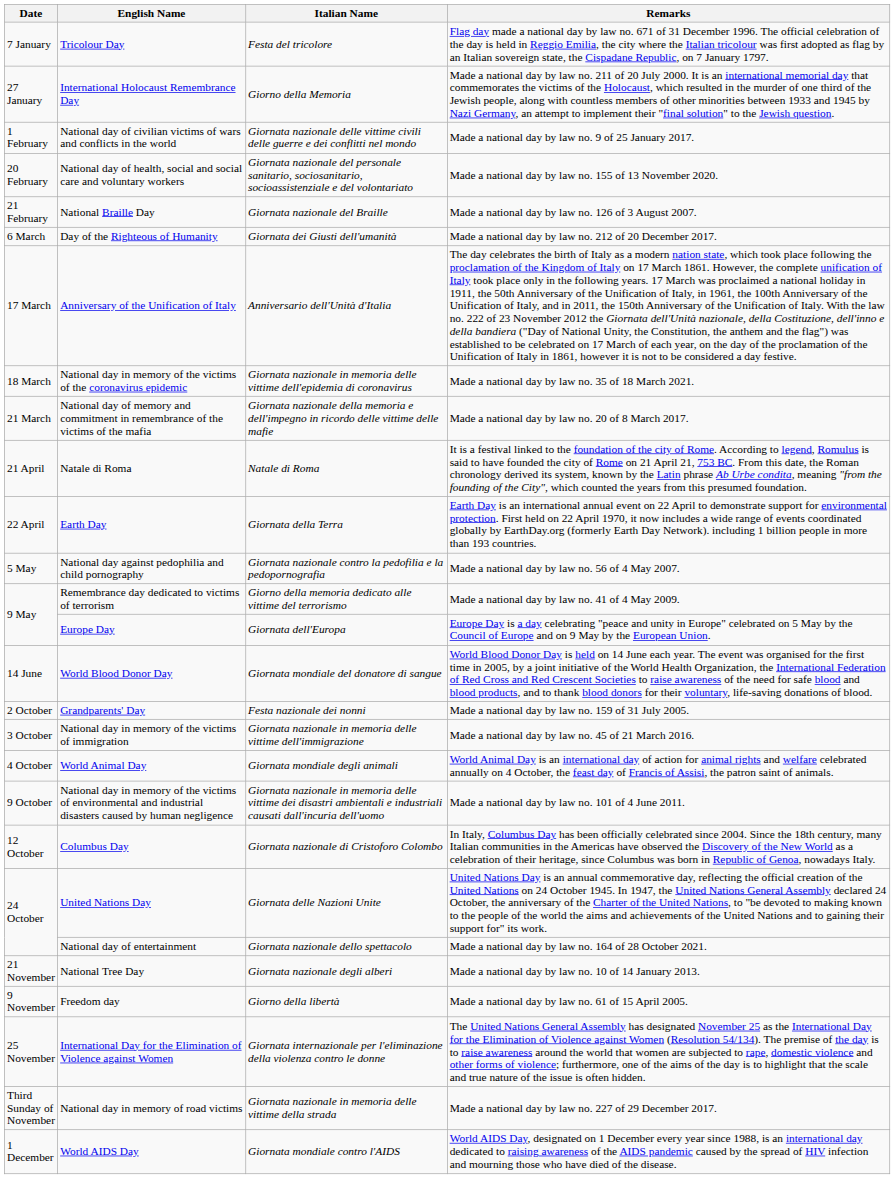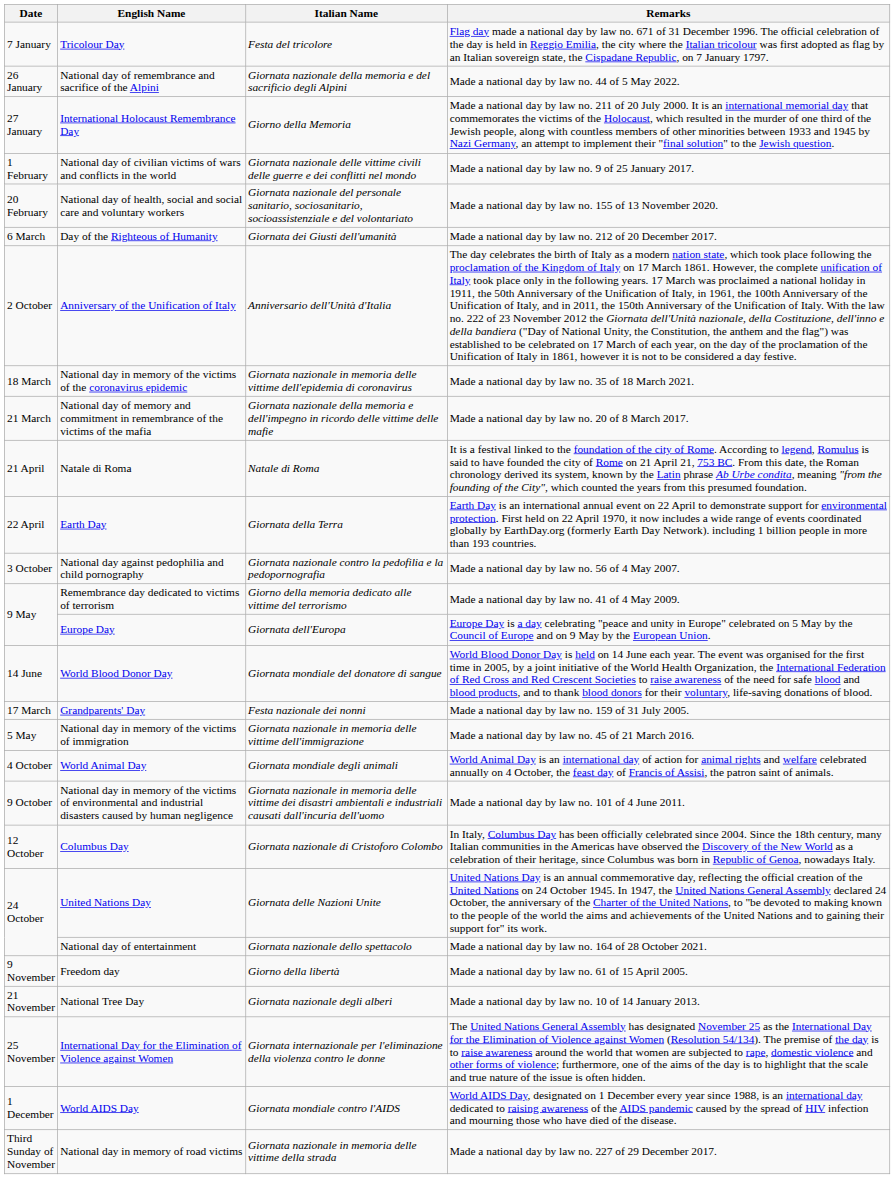+ row: (137, 81)
- row: (107, 212)
(29, 305) 17 March -> (30, 305) 2 October
(22, 568) 5 May -> (30, 568) 3 October
(30, 710) 2 October -> (29, 710) 17 March
(30, 735) 3 October -> (22, 735) 5 May
rows swapped: (90, 1001) <-> (102, 971)
rows swapped: (151, 1108) <-> (99, 1151)
